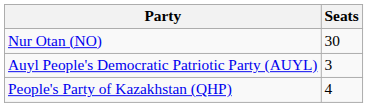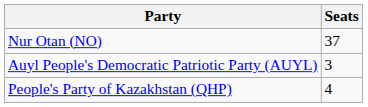(332, 41) 30 -> (332, 41) 37
